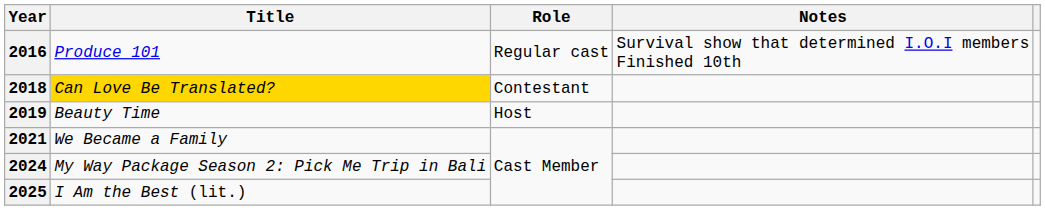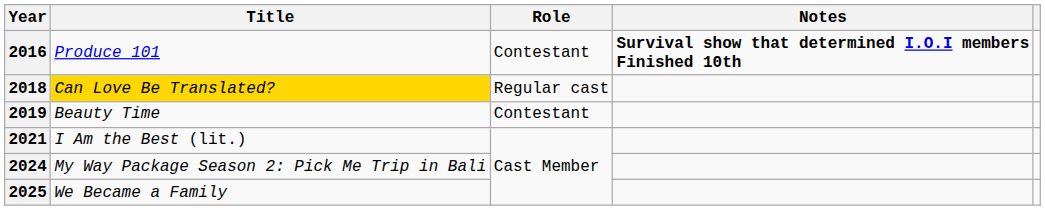(551, 53) Regular cast -> (542, 53) Contestant
(823, 53) normal -> (823, 53) bold
(542, 88) Contestant -> (551, 88) Regular cast
(513, 114) Host -> (542, 114) Contestant
(141, 140) We Became a Family -> (150, 140) I Am the Best (lit.)
(150, 192) I Am the Best (lit.) -> (141, 192) We Became a Family
